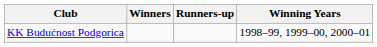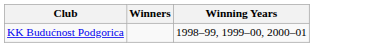- column: (205, 14)
